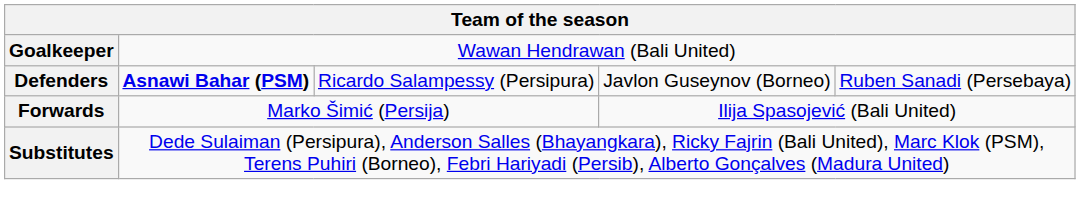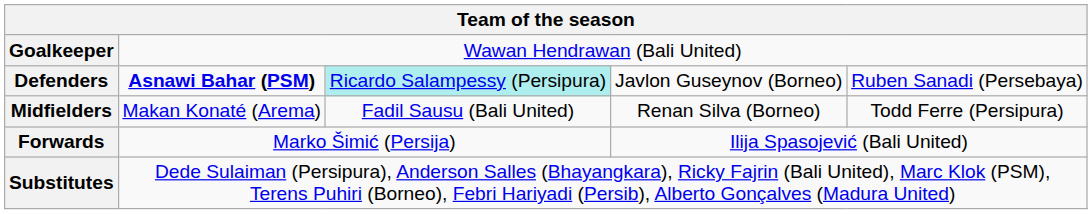(456, 80) no background -> (468, 80) paleturquoise background
+ row: (61, 111)
